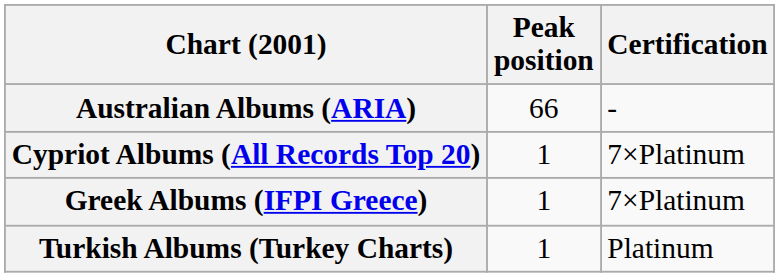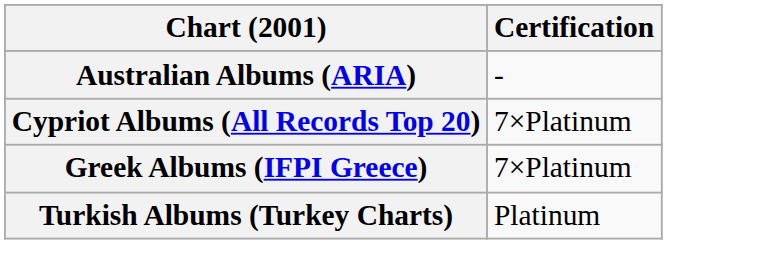- column: (544, 44)
